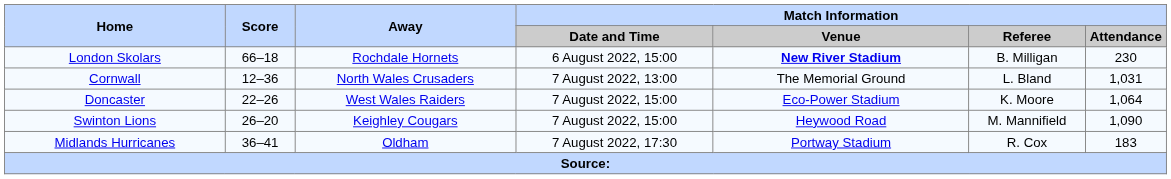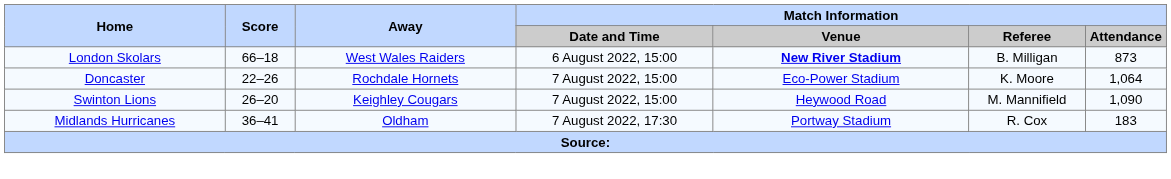(405, 57) Rochdale Hornets -> (405, 57) West Wales Raiders
(1126, 57) 230 -> (1126, 57) 873
- row: (115, 79)
(405, 100) West Wales Raiders -> (405, 79) Rochdale Hornets
